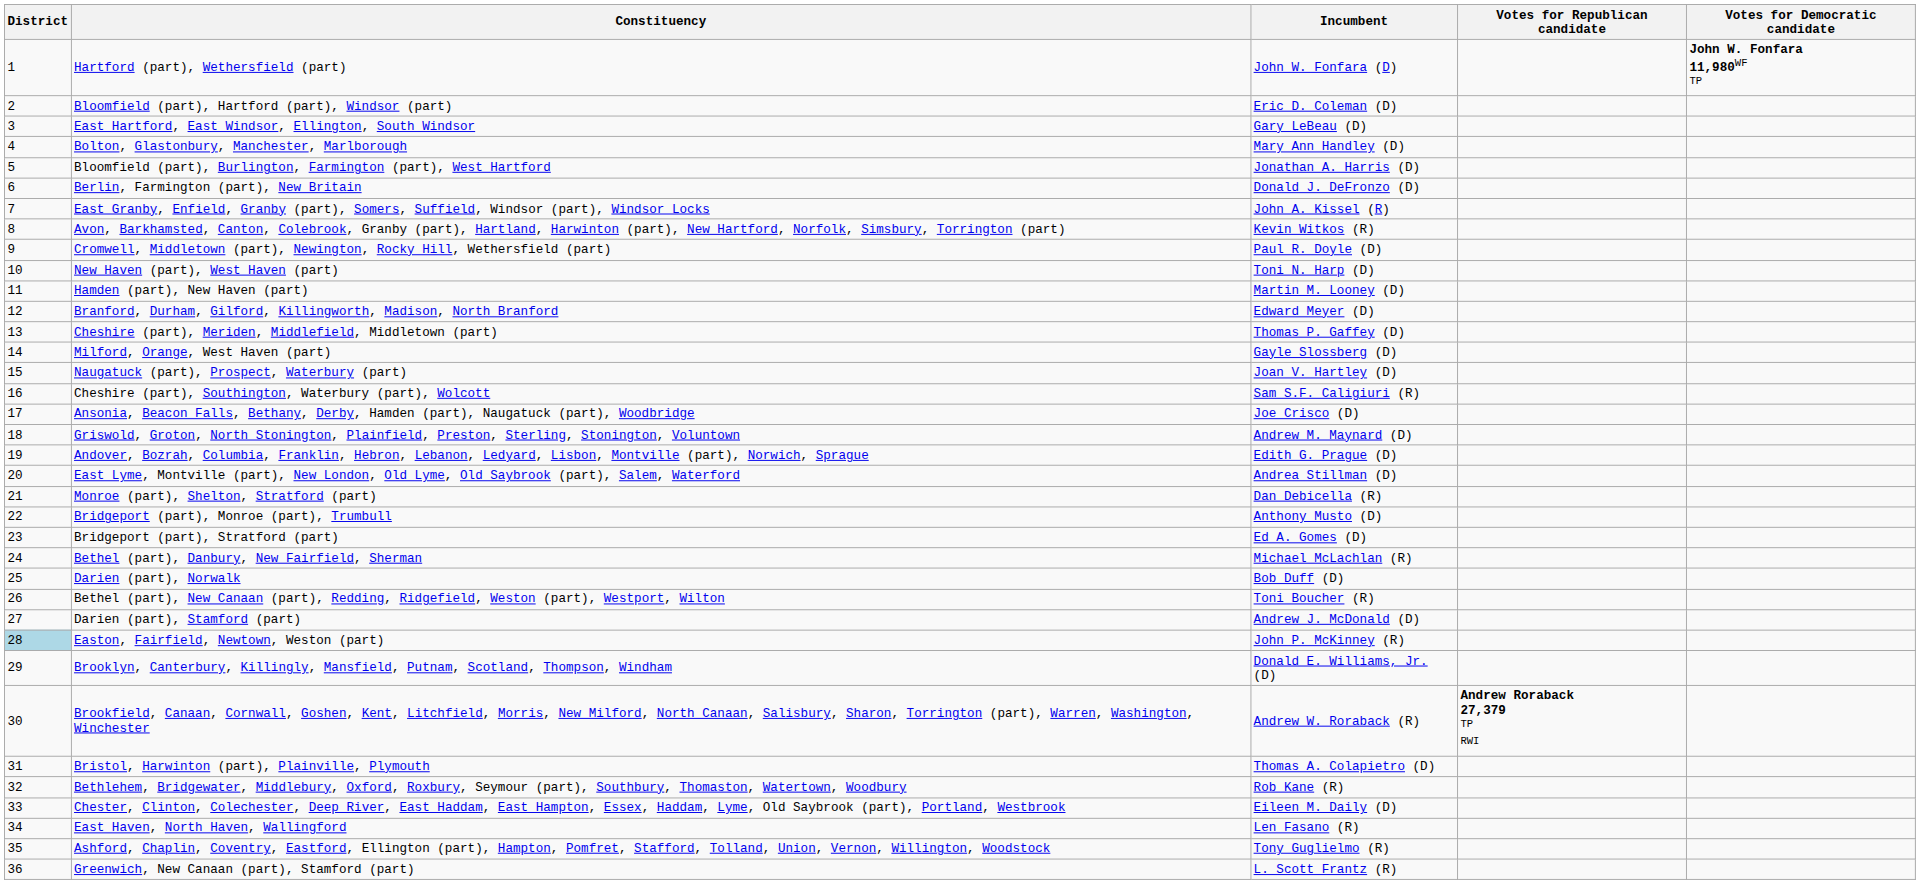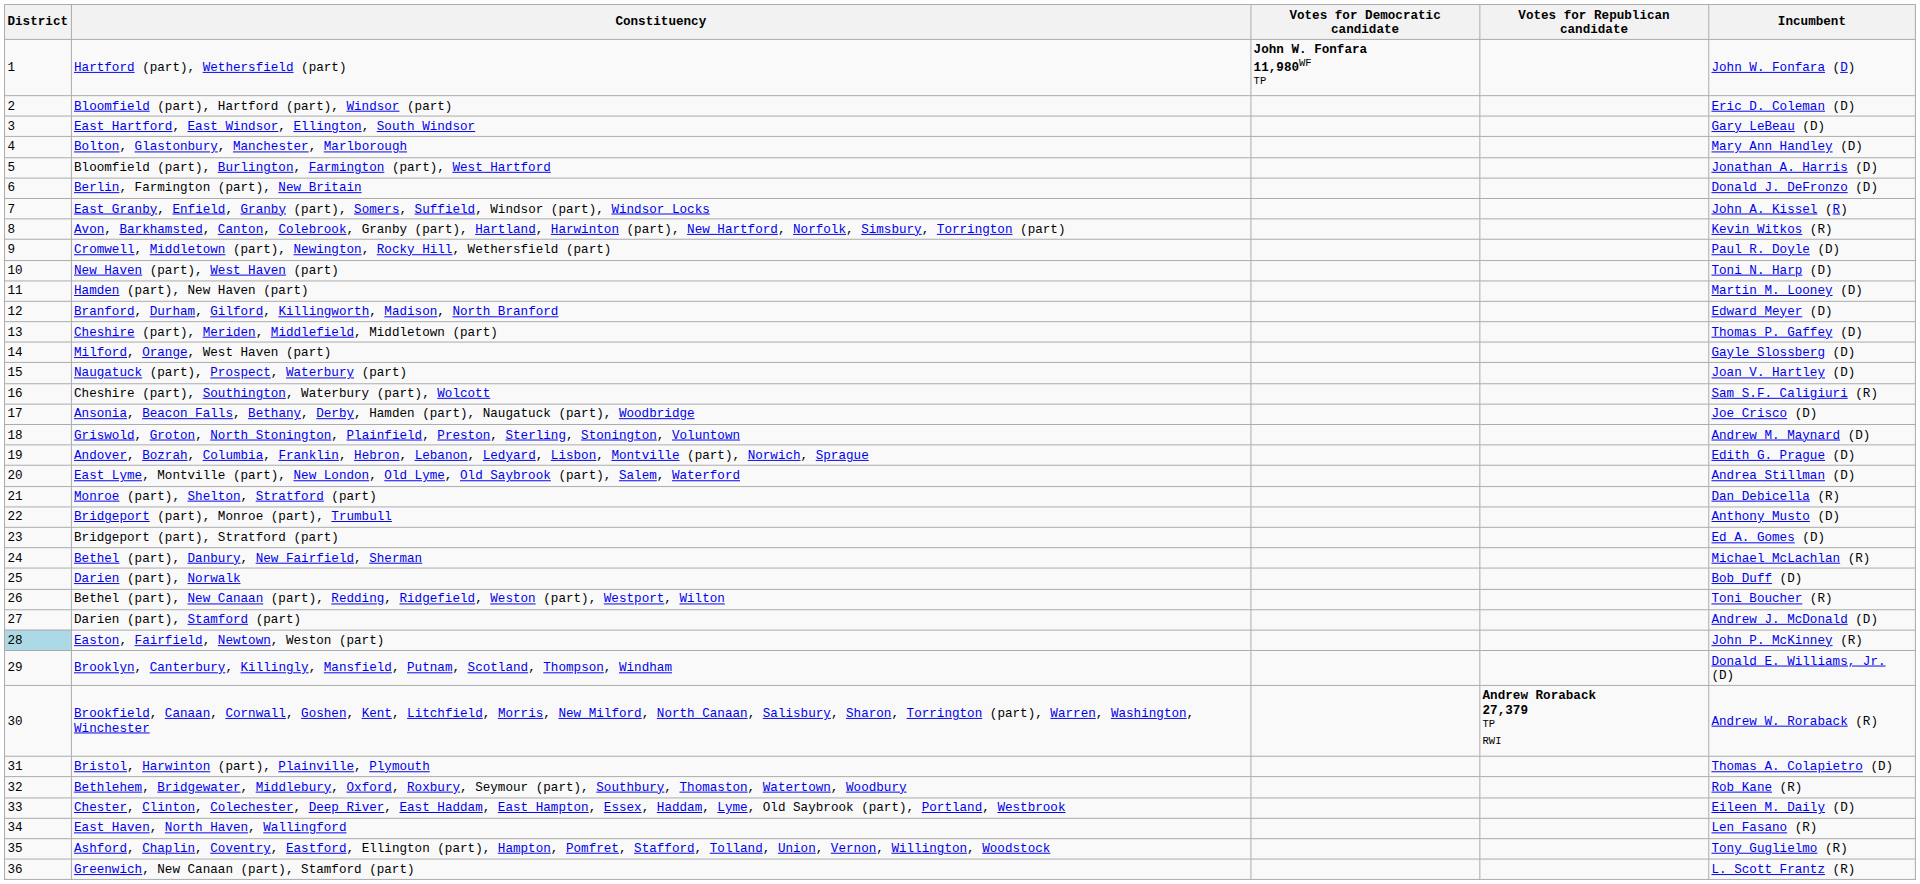columns swapped: (1354, 22) <-> (1801, 22)
